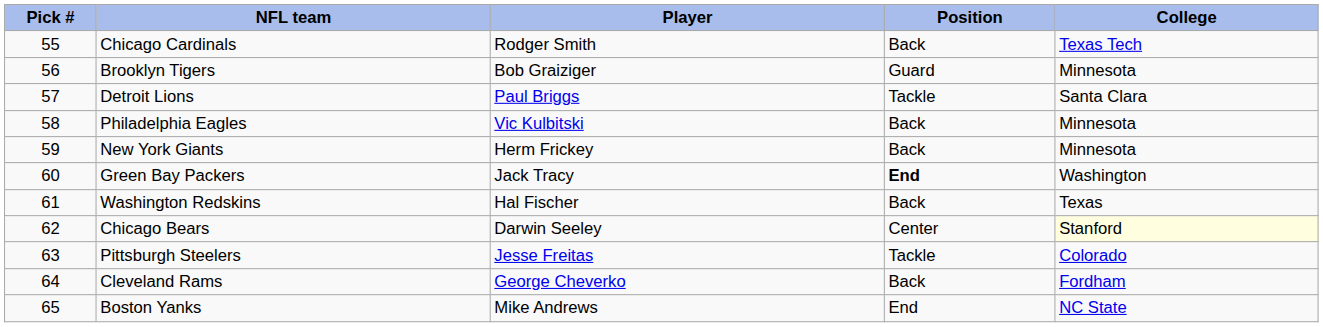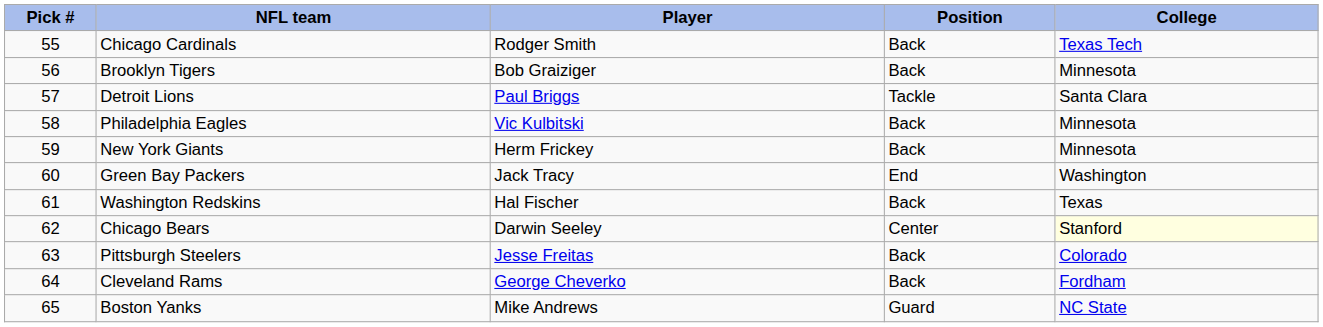(912, 70) Guard -> (907, 70) Back
(904, 176) bold -> (903, 176) normal
(912, 255) Tackle -> (907, 255) Back
(903, 307) End -> (912, 307) Guard
